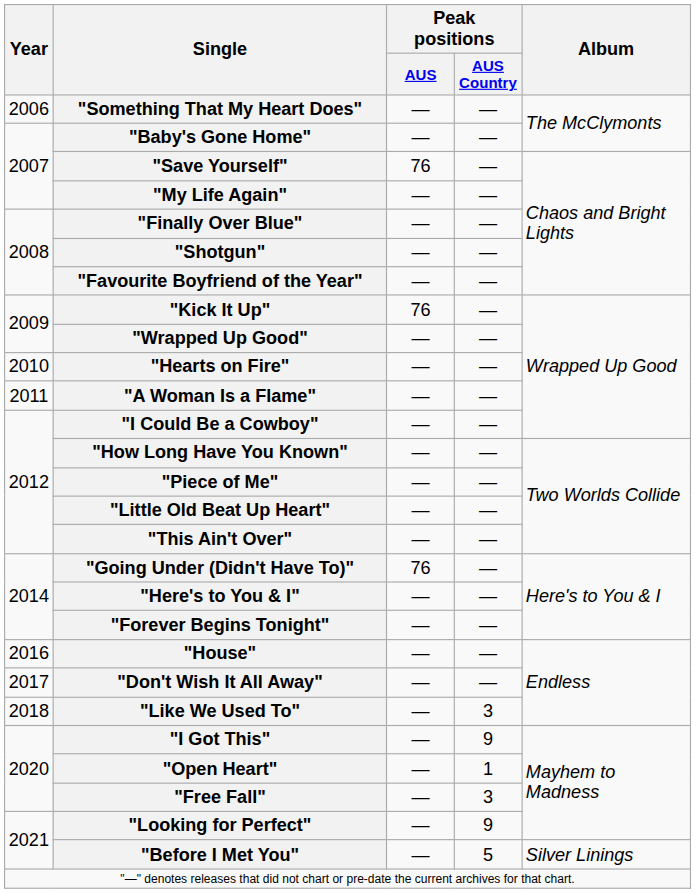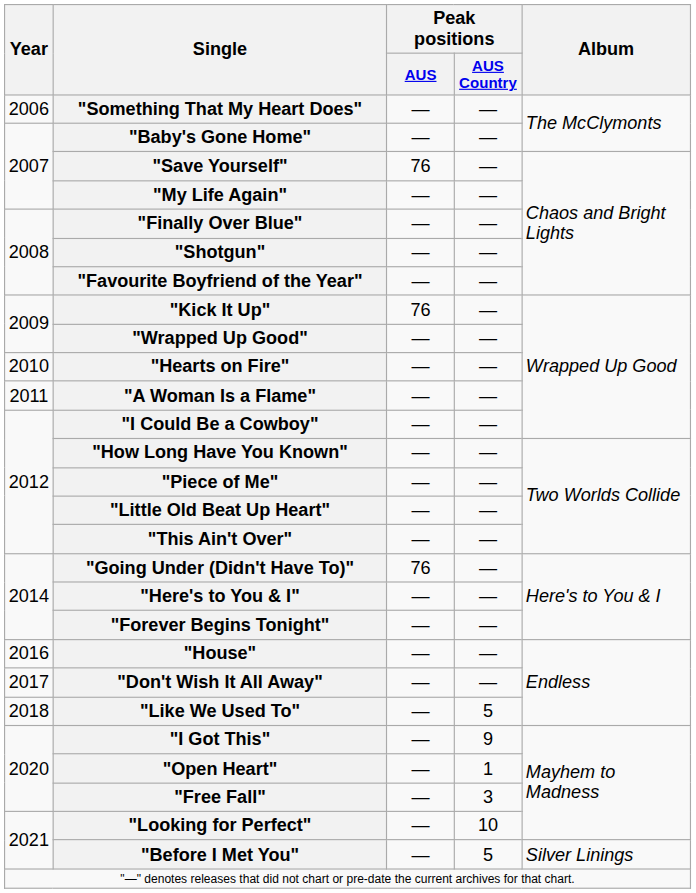(488, 711) 3 -> (488, 711) 5
(488, 825) 9 -> (488, 825) 10
